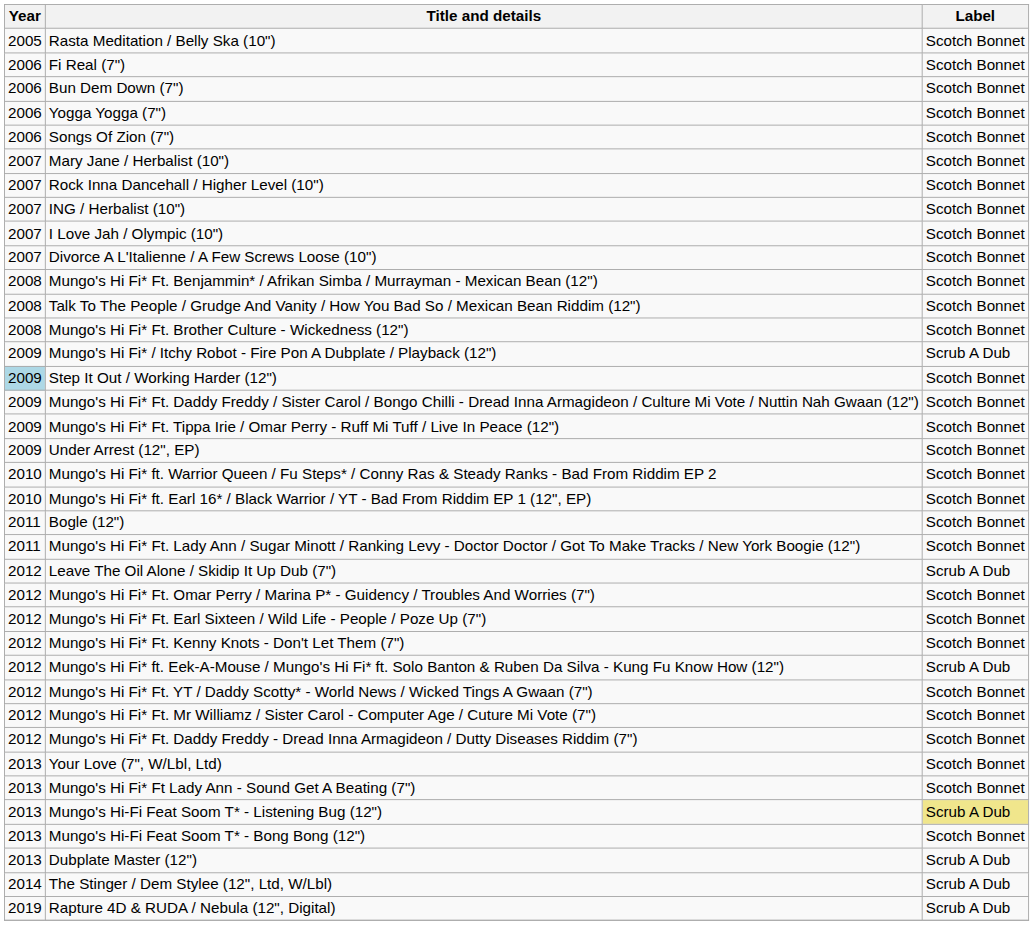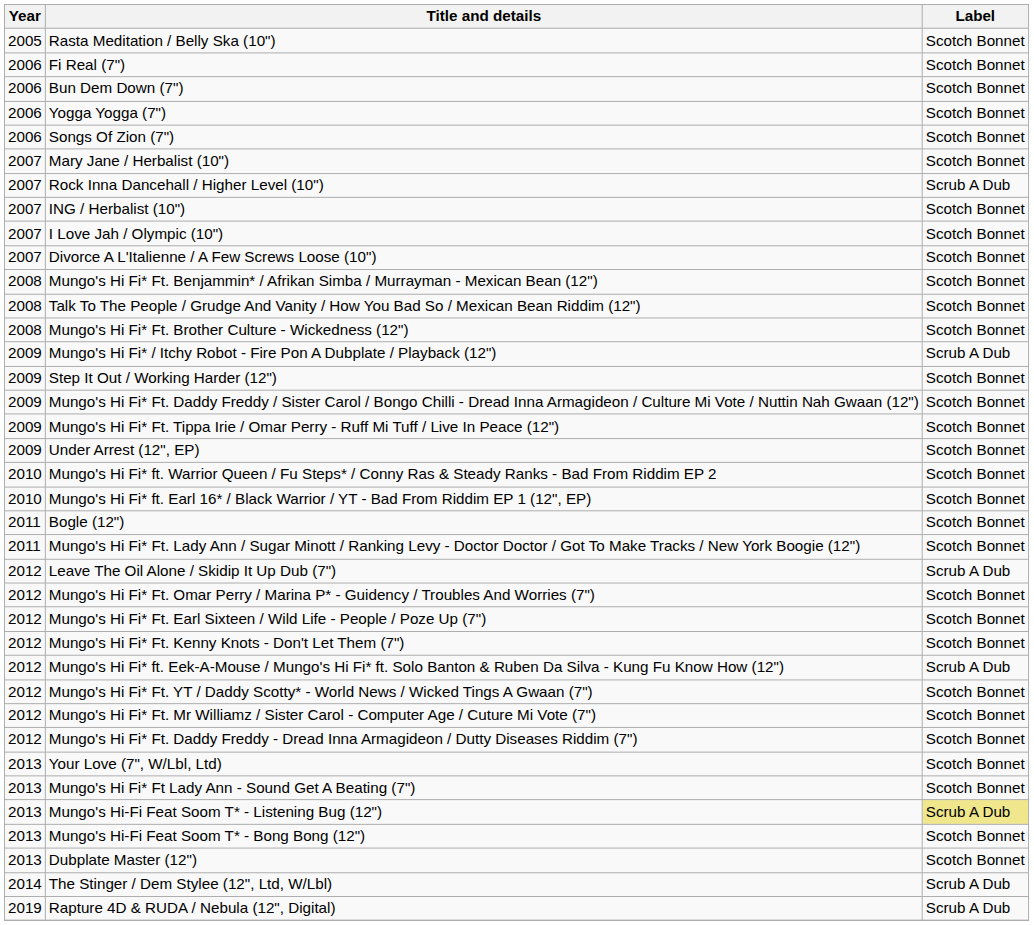(975, 185) Scotch Bonnet -> (968, 185) Scrub A Dub
(25, 378) lightblue background -> (25, 378) no background
(968, 860) Scrub A Dub -> (975, 860) Scotch Bonnet
